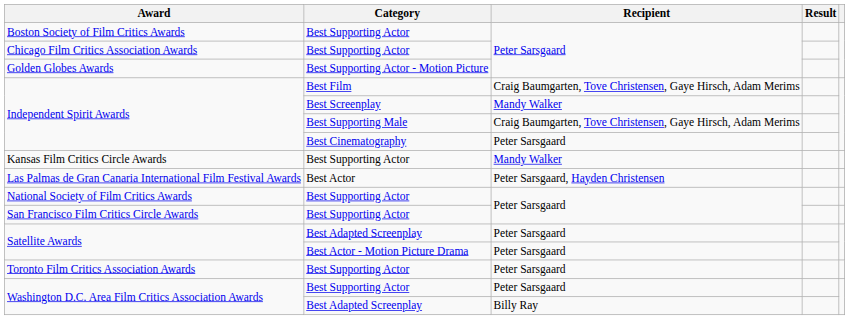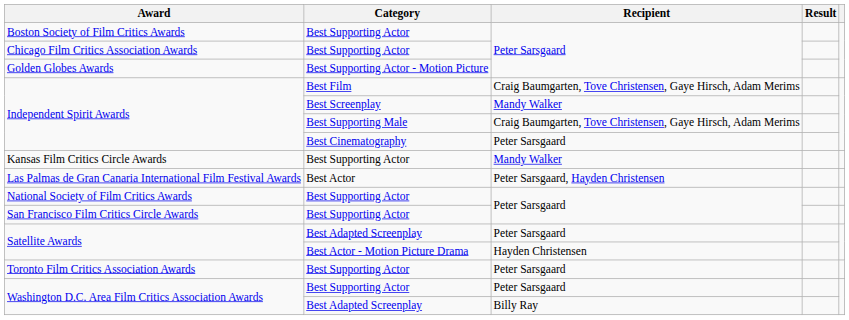(530, 251) Peter Sarsgaard -> (540, 251) Hayden Christensen
